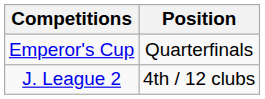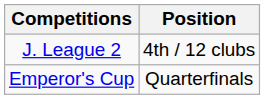rows swapped: (72, 79) <-> (72, 49)
